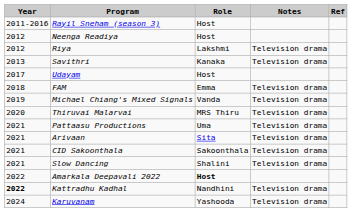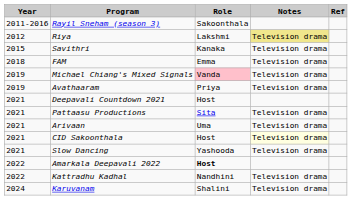(206, 23) Host -> (223, 23) Sakoonthala
- row: (85, 36)
(290, 49) no background -> (290, 36) khaki background
(16, 62) 2013 -> (16, 49) 2015
- row: (66, 74)
(208, 100) no background -> (208, 74) pink background
+ row: (76, 87)
+ row: (108, 100)
- row: (92, 112)
(204, 125) Uma -> (206, 112) Sita
(206, 138) Sita -> (204, 125) Uma
(223, 150) Sakoonthala -> (206, 138) Host
(290, 150) no background -> (290, 138) lightyellow background
(213, 163) Shalini -> (216, 150) Yashooda
(16, 189) bold -> (16, 176) normal
(216, 201) Yashooda -> (213, 189) Shalini
